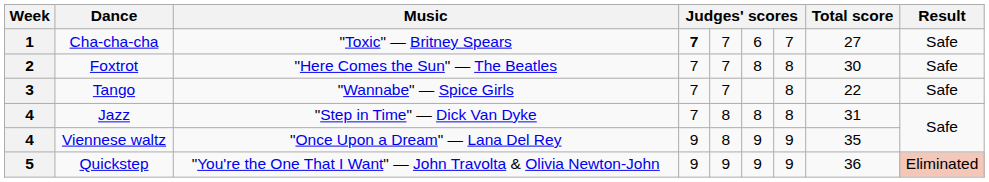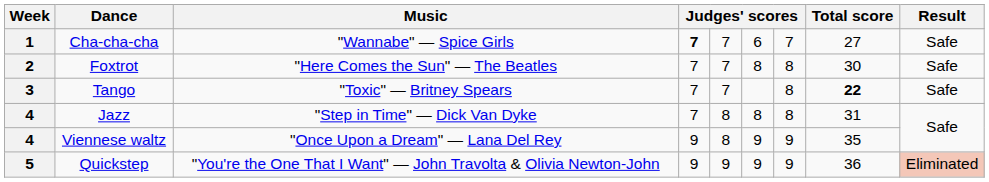(426, 41) "Toxic" — Britney Spears -> (426, 41) "Wannabe" — Spice Girls
(426, 90) "Wannabe" — Spice Girls -> (426, 90) "Toxic" — Britney Spears
(853, 90) normal -> (853, 90) bold
